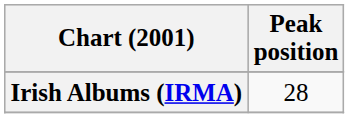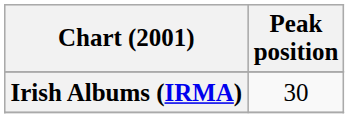(296, 91) 28 -> (296, 91) 30
